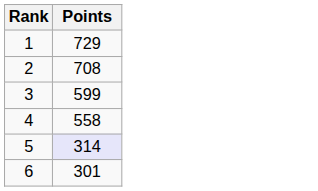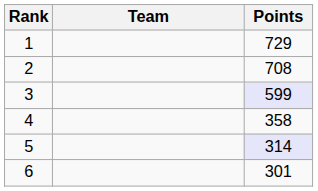+ column: (148, 17)
(87, 95) no background -> (278, 95) lavender background
(87, 120) 558 -> (278, 120) 358
